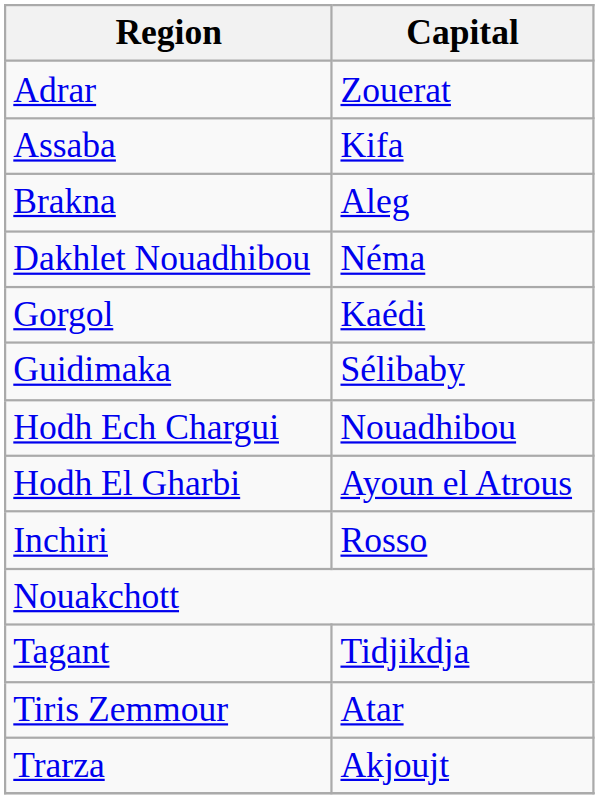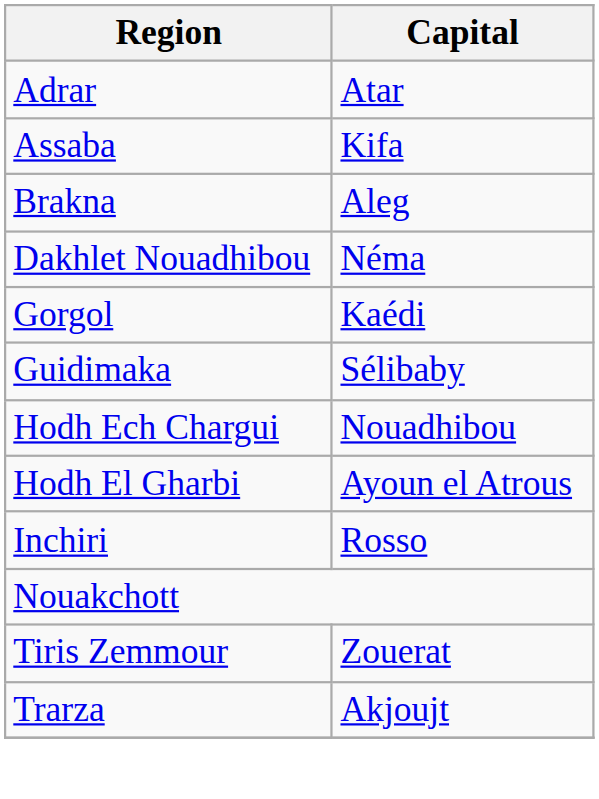(396, 88) Zouerat -> (372, 88) Atar
- row: (61, 652)
(372, 708) Atar -> (396, 652) Zouerat
